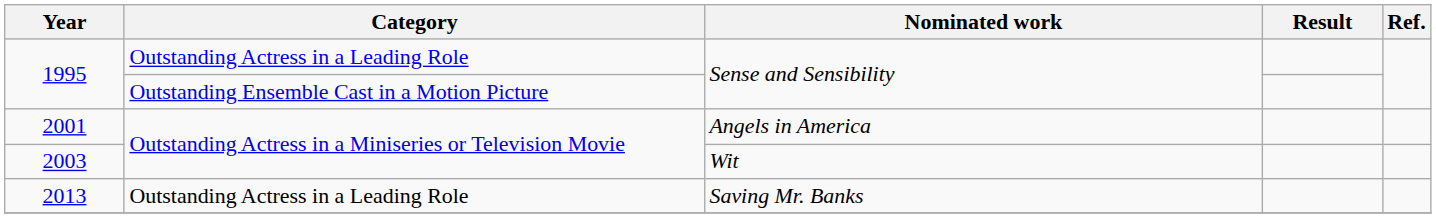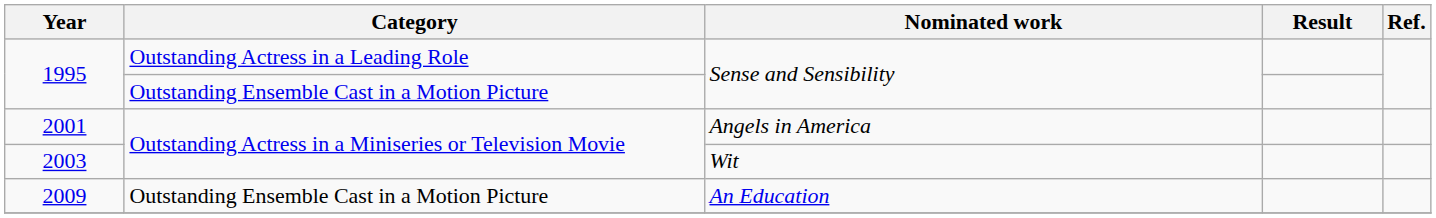+ row: (65, 195)
- row: (65, 195)
